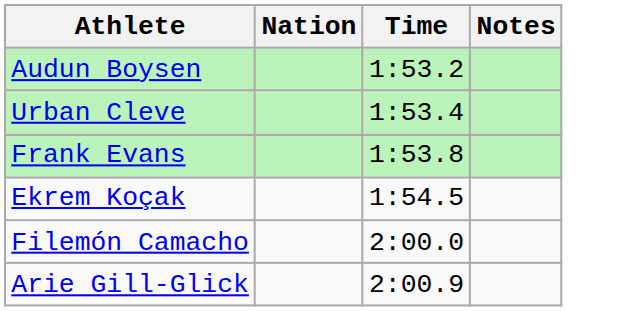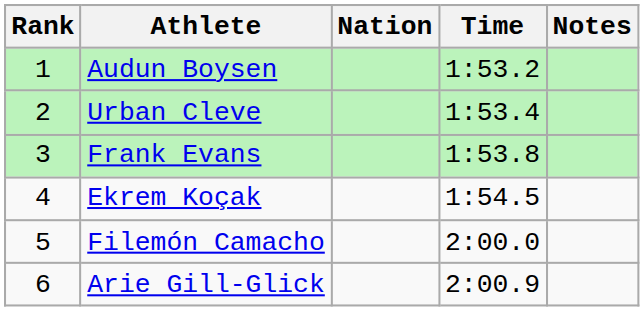+ column: (43, 27)
